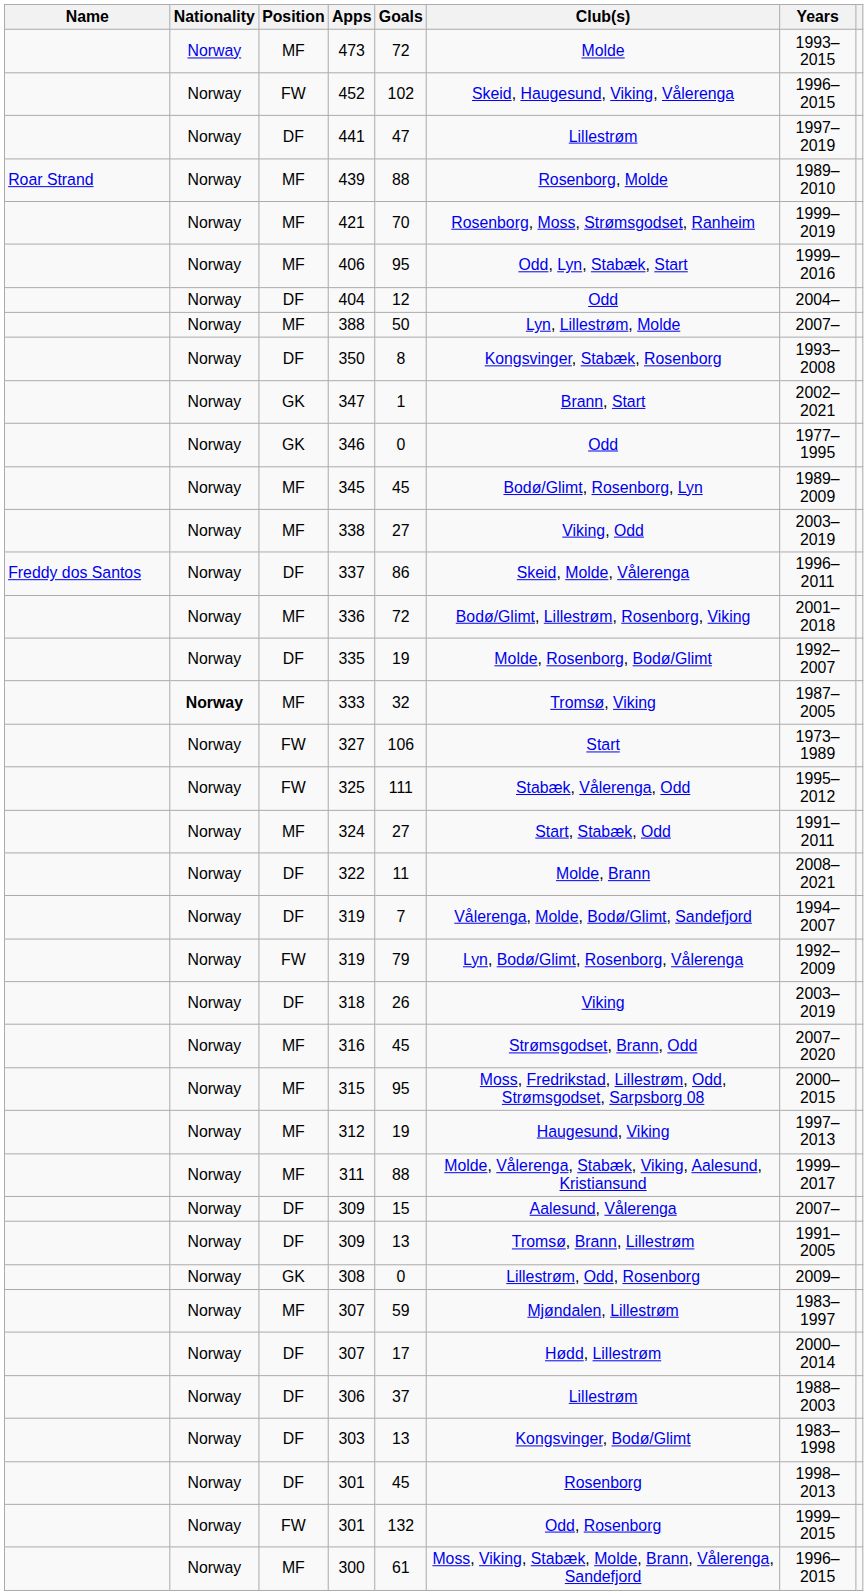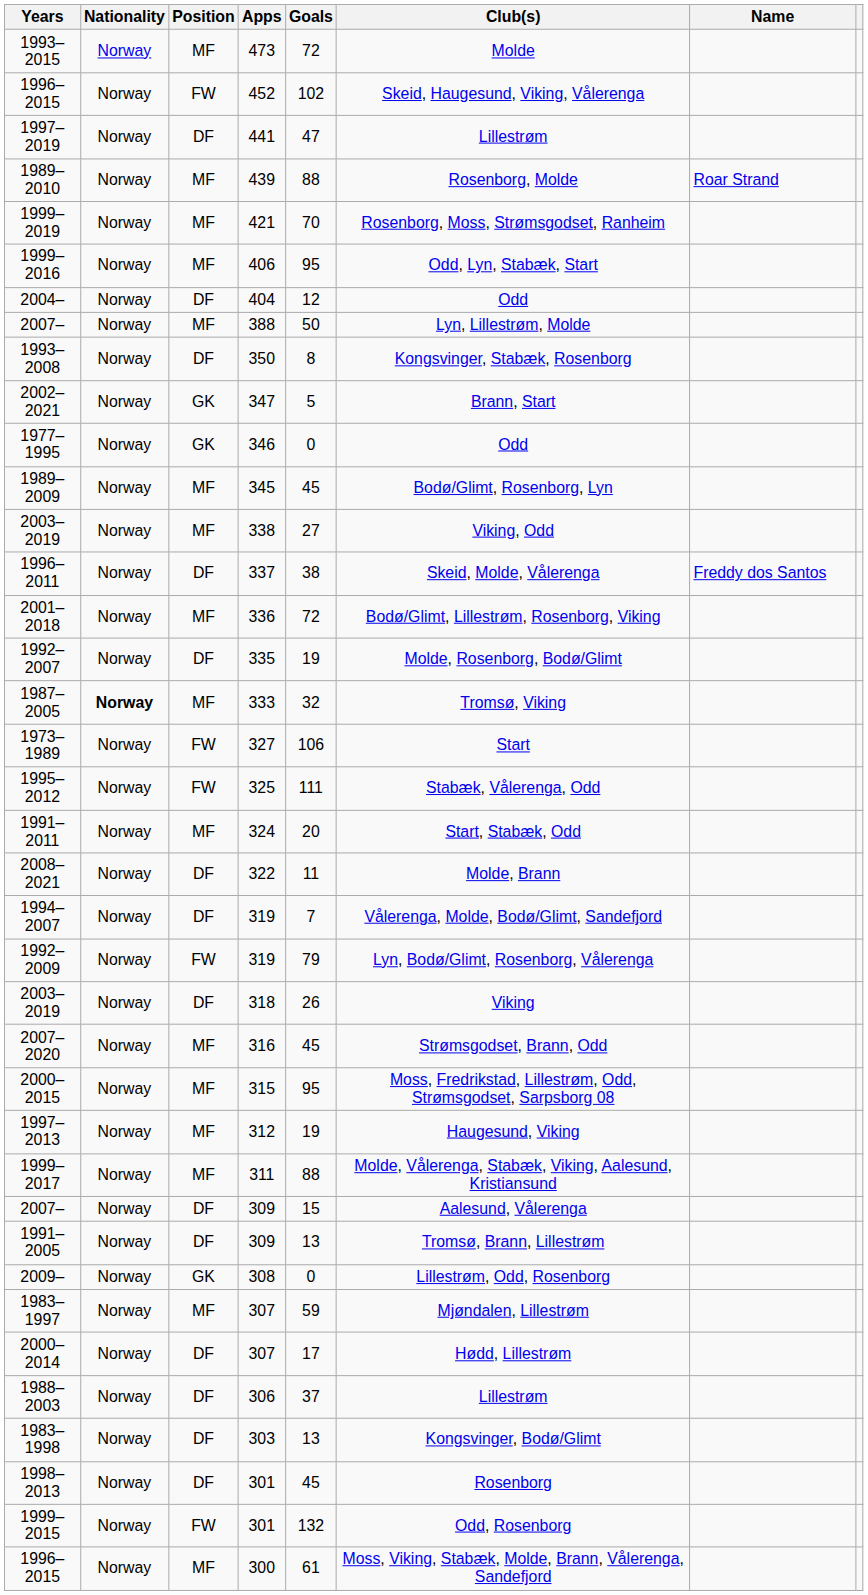columns swapped: (87, 17) <-> (818, 17)
(401, 401) 1 -> (311, 401) 5
(401, 573) 86 -> (311, 573) 38
(401, 831) 27 -> (311, 831) 20
